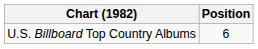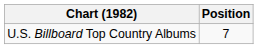(226, 33) 6 -> (226, 33) 7
